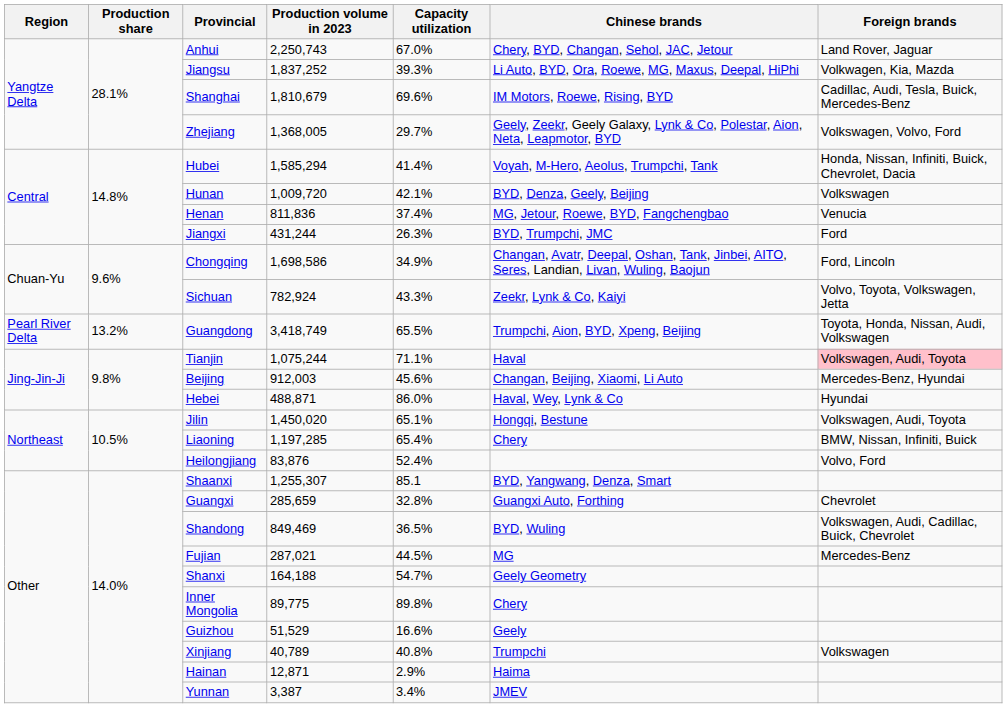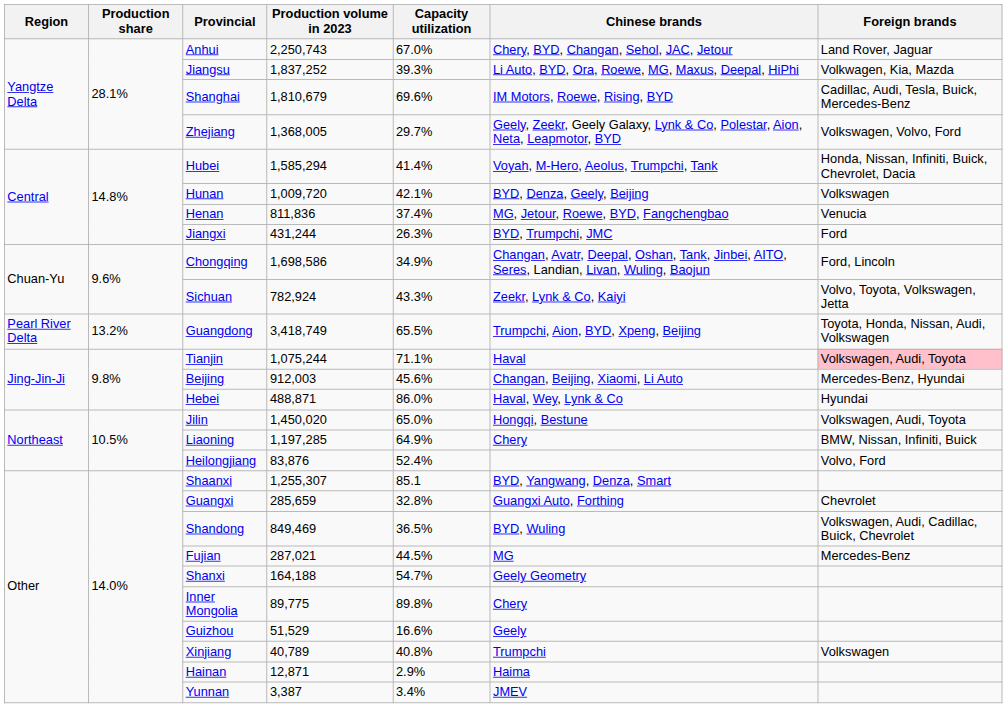(414, 419) 65.1% -> (414, 419) 65.0%
(414, 440) 65.4% -> (414, 440) 64.9%
